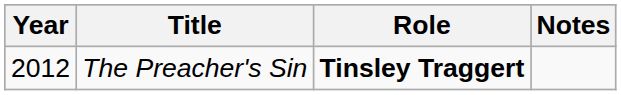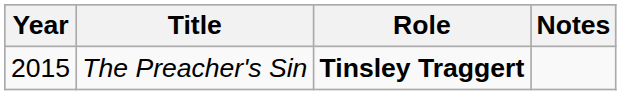(40, 67) 2012 -> (40, 67) 2015
